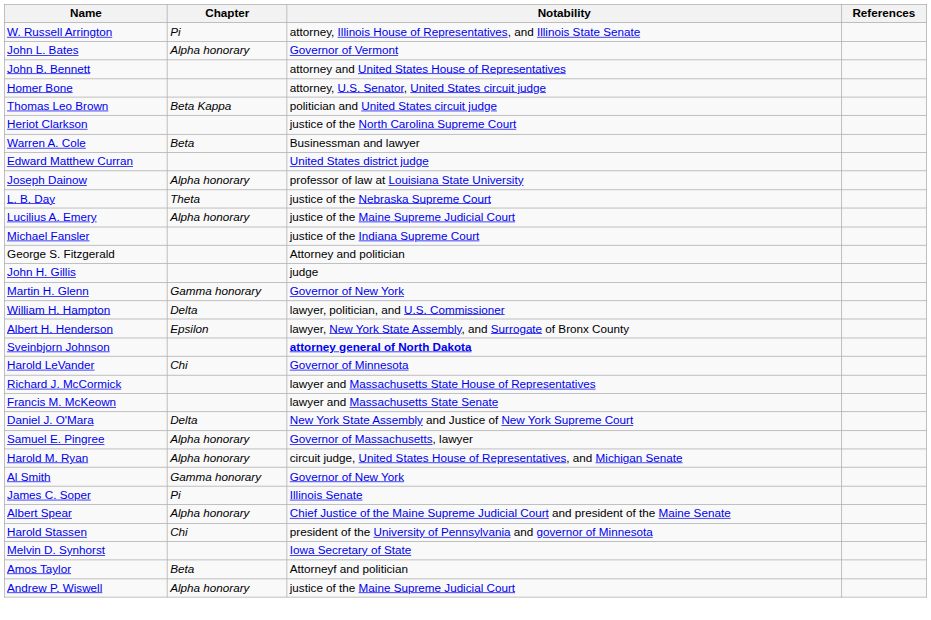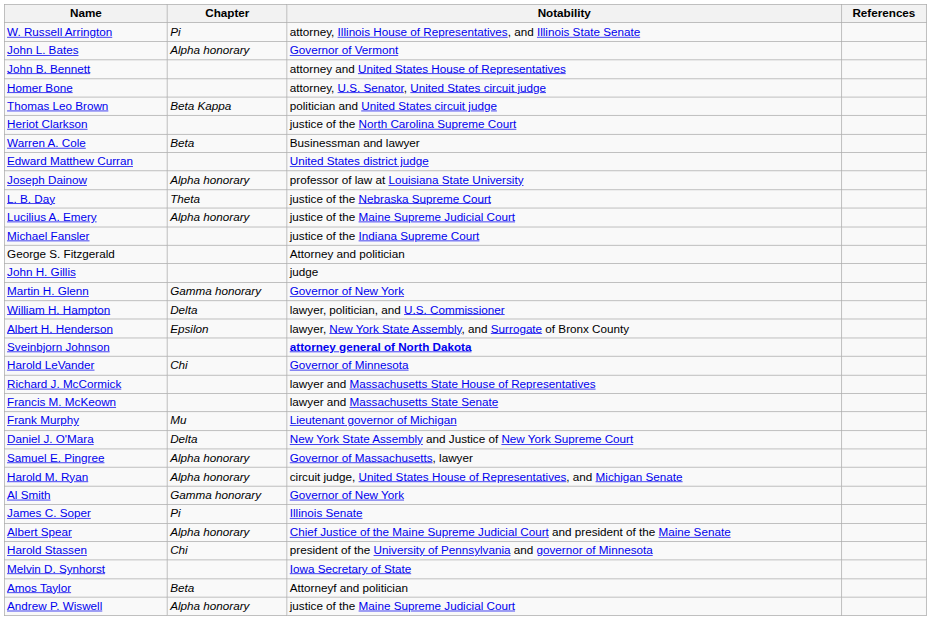+ row: (43, 421)
